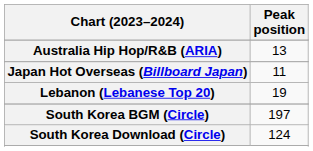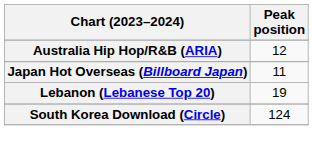(279, 51) 13 -> (279, 51) 12
- row: (127, 114)
